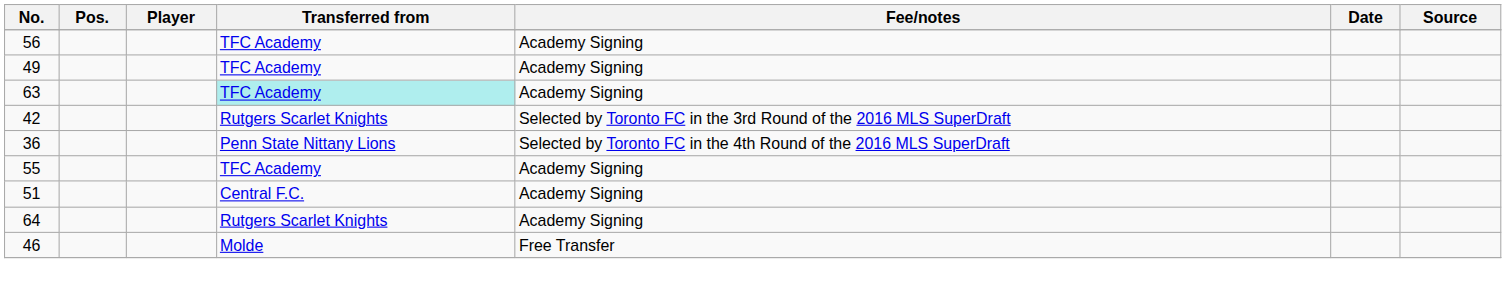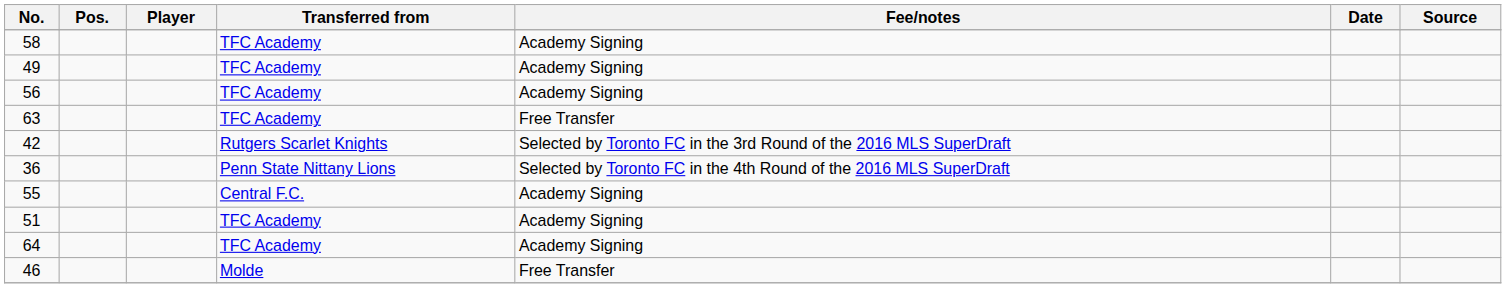+ row: (32, 43)
rows swapped: (32, 43) <-> (32, 68)
(270, 93) paleturquoise background -> (270, 118) no background
(581, 93) Academy Signing -> (567, 118) Free Transfer
(270, 169) TFC Academy -> (262, 194) Central F.C.
(262, 194) Central F.C. -> (270, 219) TFC Academy
(304, 219) Rutgers Scarlet Knights -> (270, 245) TFC Academy
